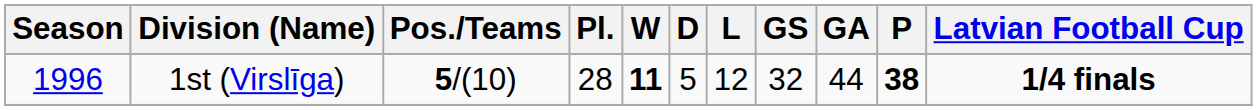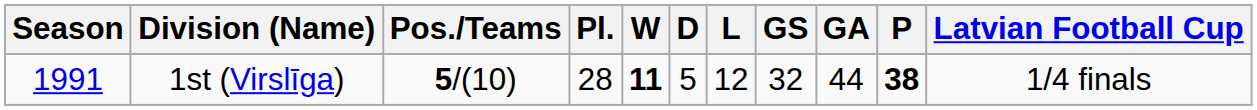(68, 79) 1996 -> (68, 79) 1991
(1089, 79) bold -> (1089, 79) normal
